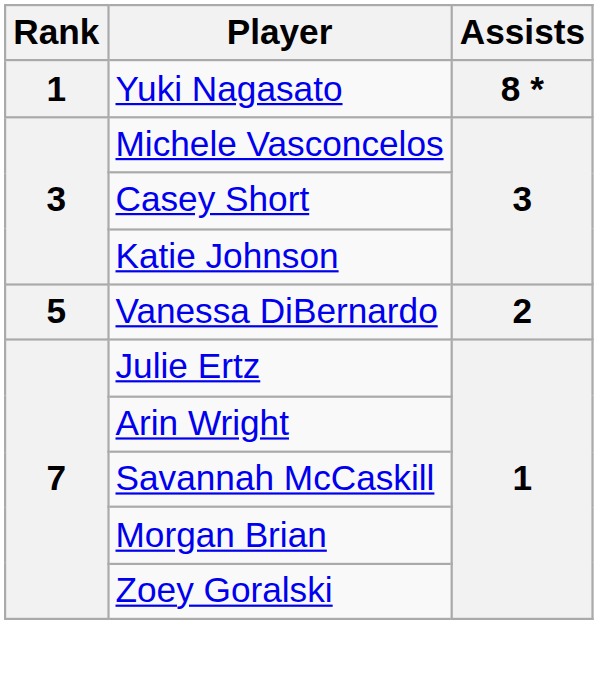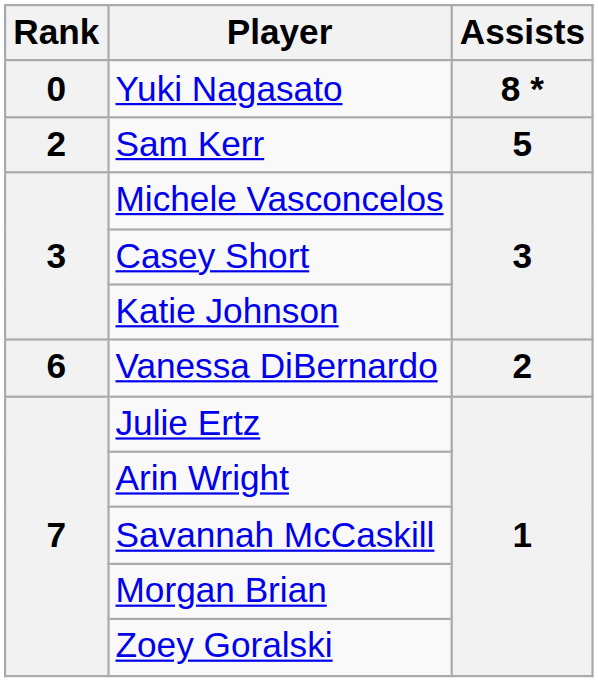(56, 88) 1 -> (56, 88) 0
+ row: (190, 144)
(56, 311) 5 -> (56, 367) 6
